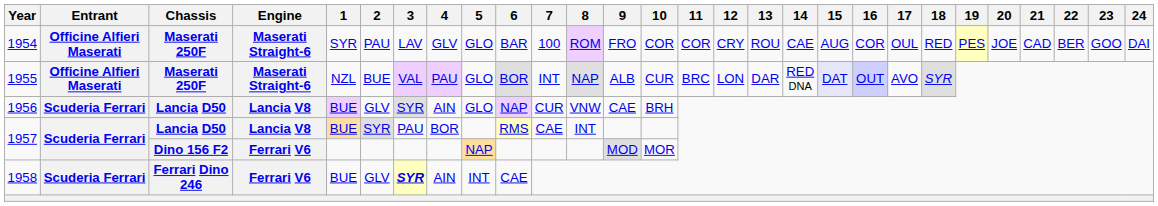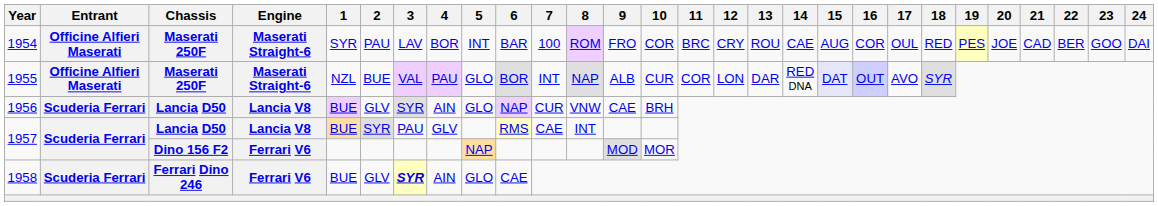(445, 44) GLV -> (445, 44) BOR
(479, 44) GLO -> (479, 44) INT
(696, 44) COR -> (696, 44) BRC
(696, 79) BRC -> (696, 79) COR
(445, 128) BOR -> (445, 128) GLV
(479, 178) INT -> (479, 178) GLO
